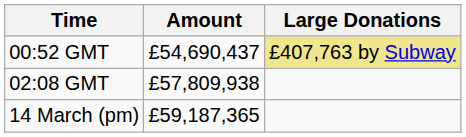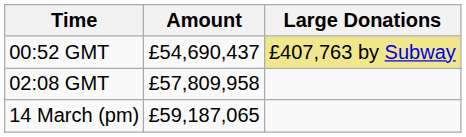(204, 83) £57,809,938 -> (204, 83) £57,809,958
(204, 115) £59,187,365 -> (204, 115) £59,187,065
